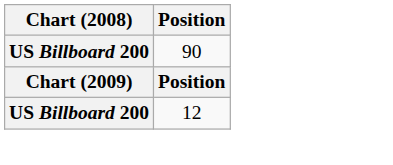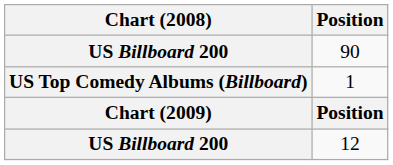+ row: (350, 81)
